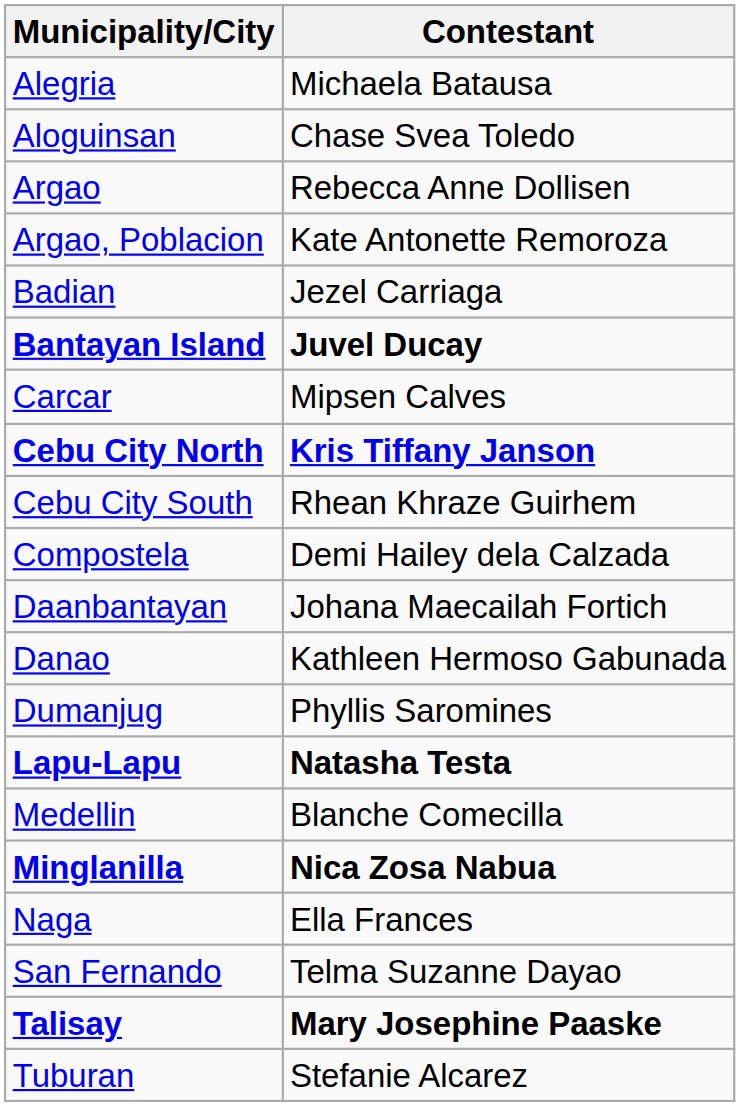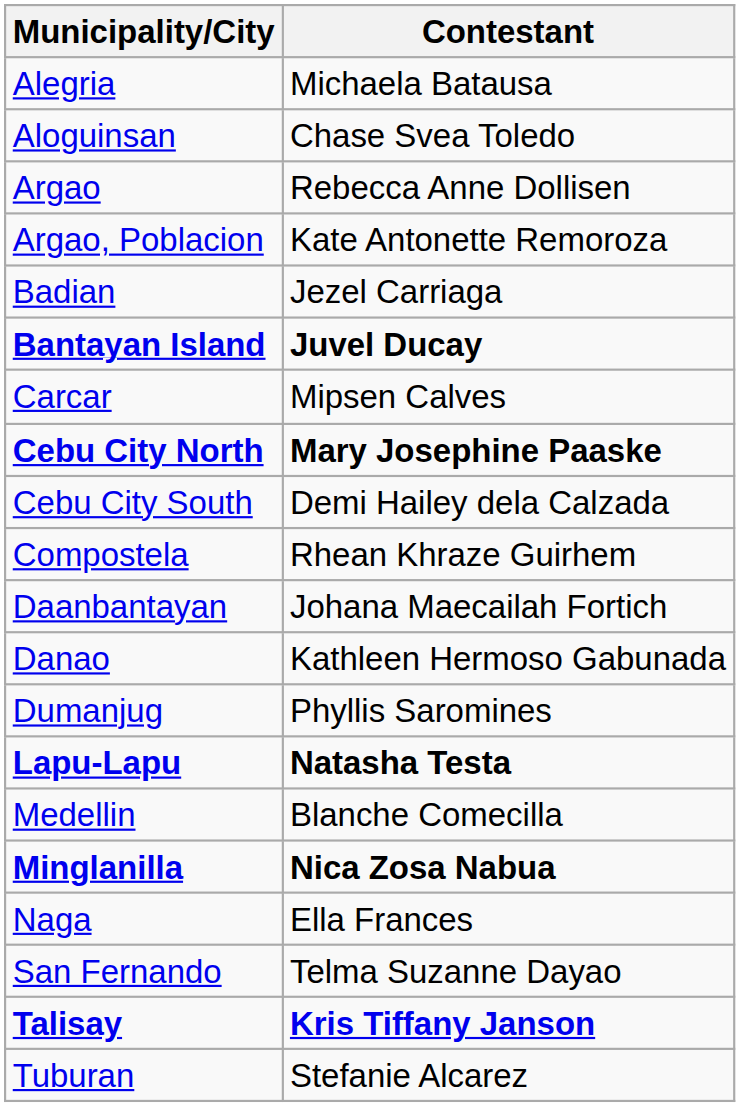(443, 449) Kris Tiffany Janson -> (476, 449) Mary Josephine Paaske
(463, 501) Rhean Khraze Guirhem -> (480, 501) Demi Hailey dela Calzada
(480, 554) Demi Hailey dela Calzada -> (463, 554) Rhean Khraze Guirhem
(476, 1023) Mary Josephine Paaske -> (443, 1023) Kris Tiffany Janson
